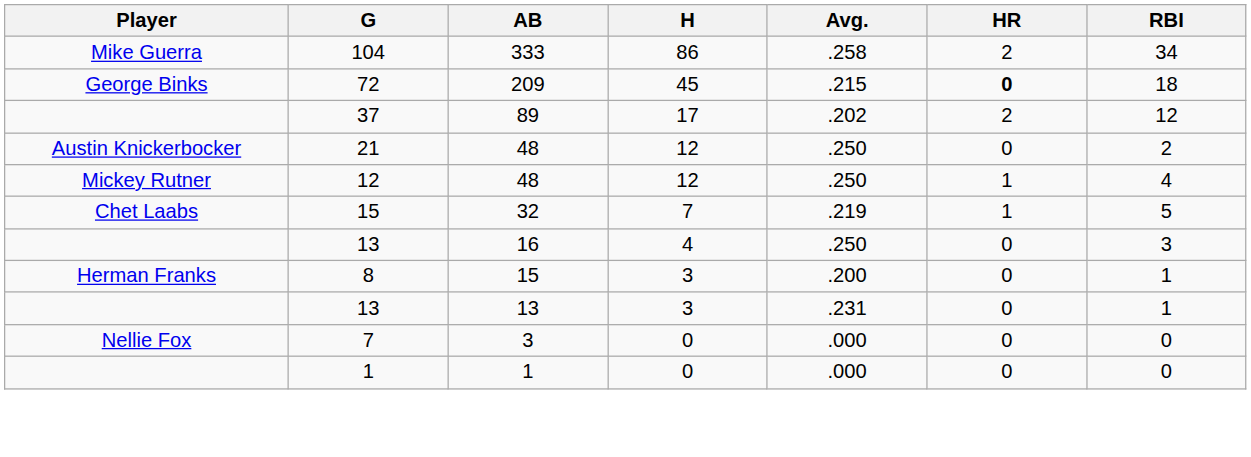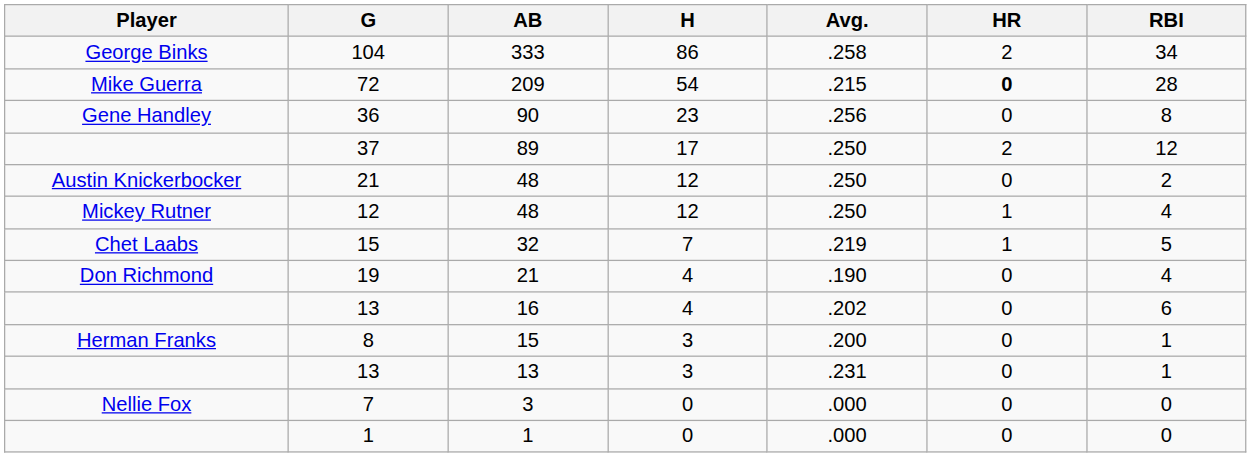(147, 52) Mike Guerra -> (147, 52) George Binks
(147, 84) George Binks -> (147, 84) Mike Guerra
(687, 84) 45 -> (687, 84) 54
(1166, 84) 18 -> (1166, 84) 28
+ row: (368, 116)
(847, 116) .202 -> (847, 148) .250
+ row: (368, 276)
(847, 244) .250 -> (847, 308) .202
(1166, 244) 3 -> (1166, 308) 6
